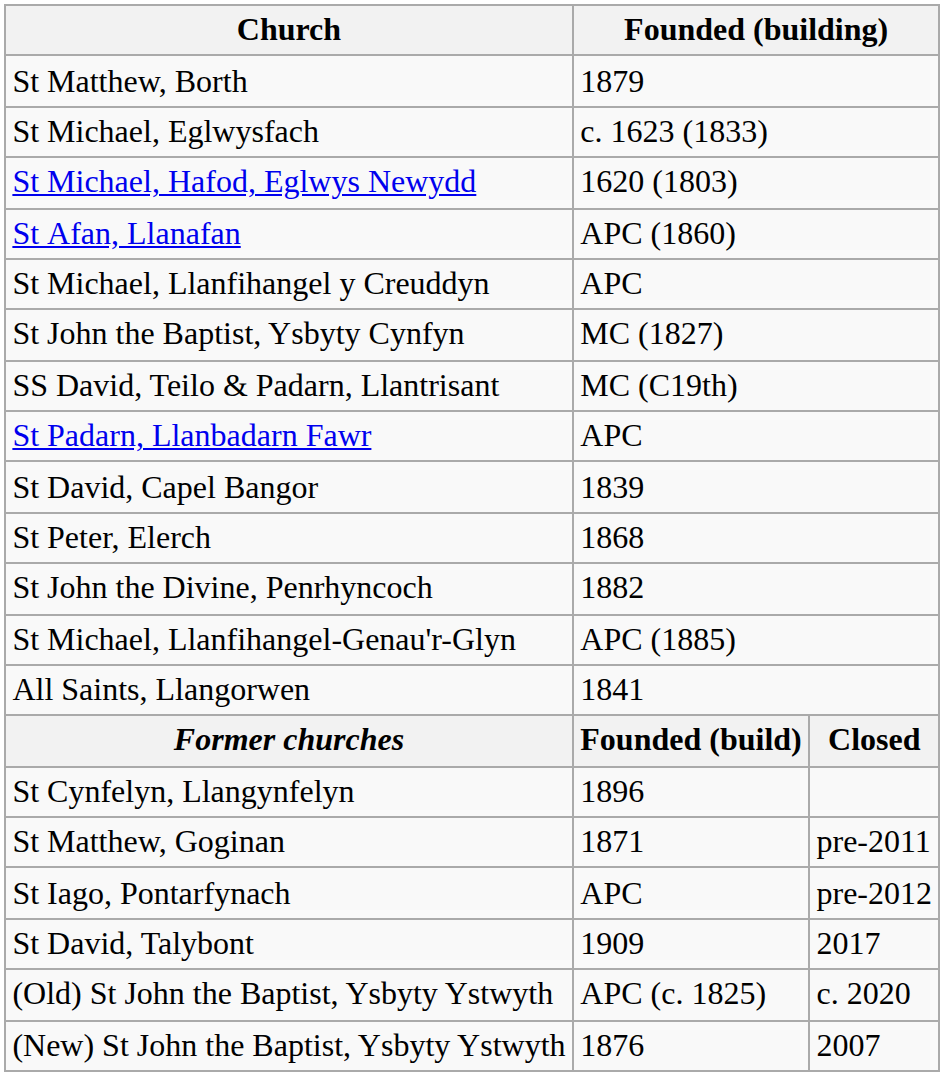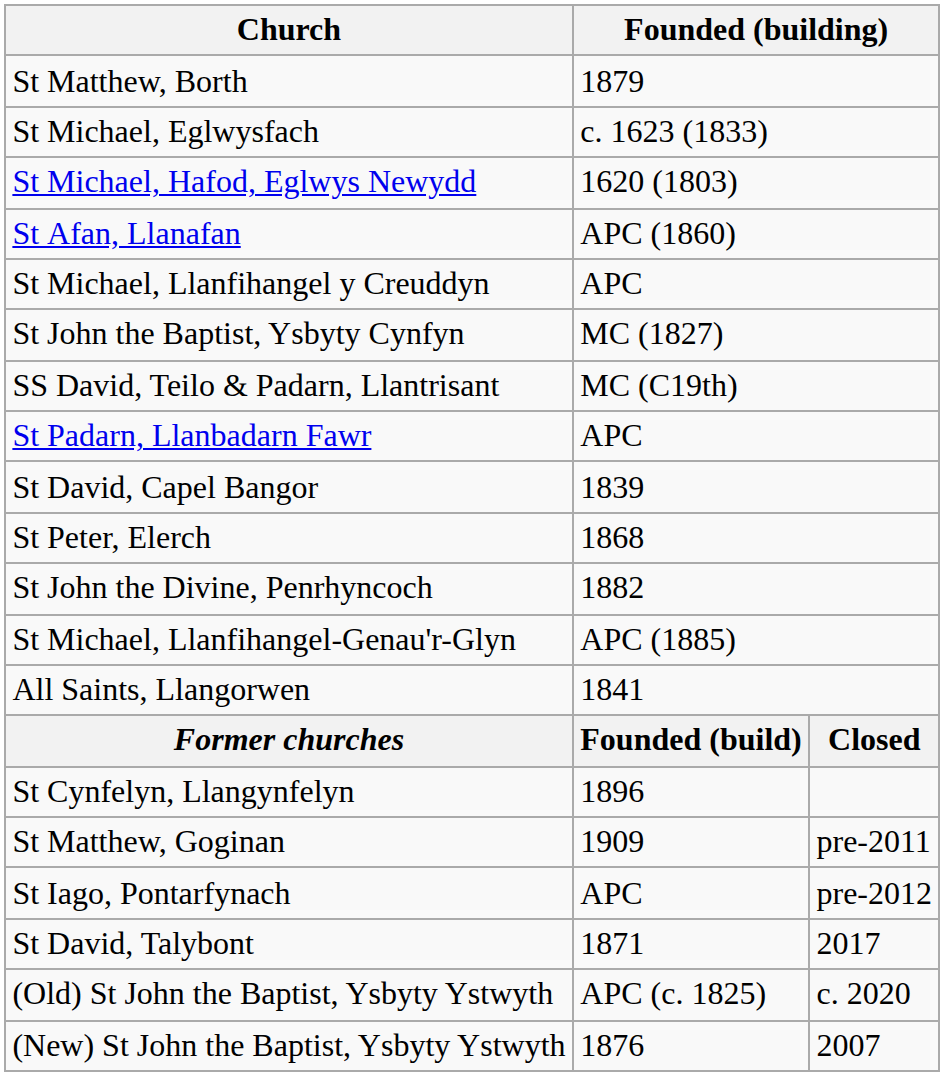(612, 841) 1871 -> (612, 841) 1909
(612, 943) 1909 -> (612, 943) 1871
